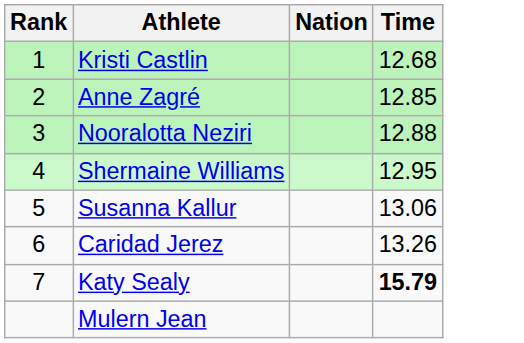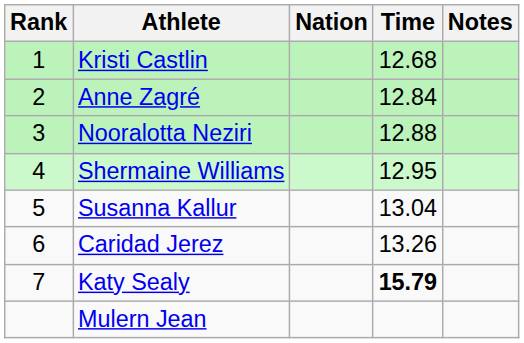+ column: (480, 23)
(408, 97) 12.85 -> (408, 97) 12.84
(408, 208) 13.06 -> (408, 208) 13.04
